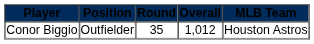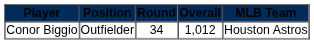(157, 30) 35 -> (157, 30) 34
